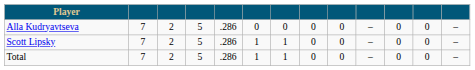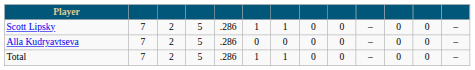rows swapped: (43, 27) <-> (31, 42)
